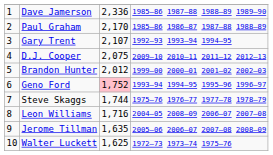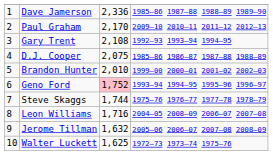(199, 26) 1985–86 1986–87 1987–88 1988–89 -> (199, 26) 2009–10 2010–11 2011–12 2012–13
(115, 41) 2,107 -> (115, 41) 2,108
(199, 56) 2009–10 2010–11 2011–12 2012–13 -> (199, 56) 1985–86 1986–87 1987–88 1988–89
(115, 70) 2,012 -> (115, 70) 2,010
(115, 129) 1,635 -> (115, 129) 1,632
